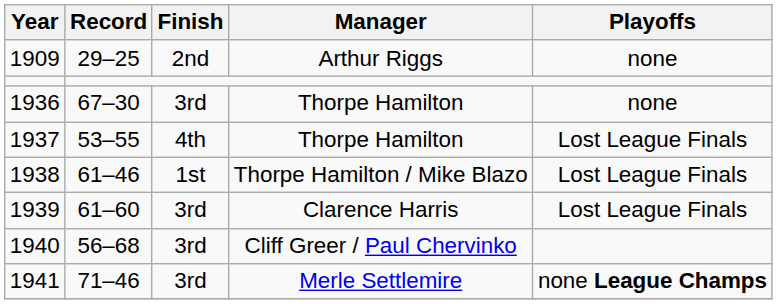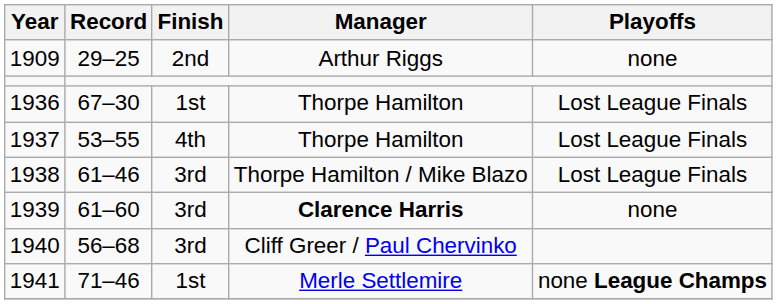(190, 103) 3rd -> (190, 103) 1st
(652, 103) none -> (652, 103) Lost League Finals
(190, 174) 1st -> (190, 174) 3rd
(381, 210) normal -> (381, 210) bold
(652, 210) Lost League Finals -> (652, 210) none
(190, 281) 3rd -> (190, 281) 1st
